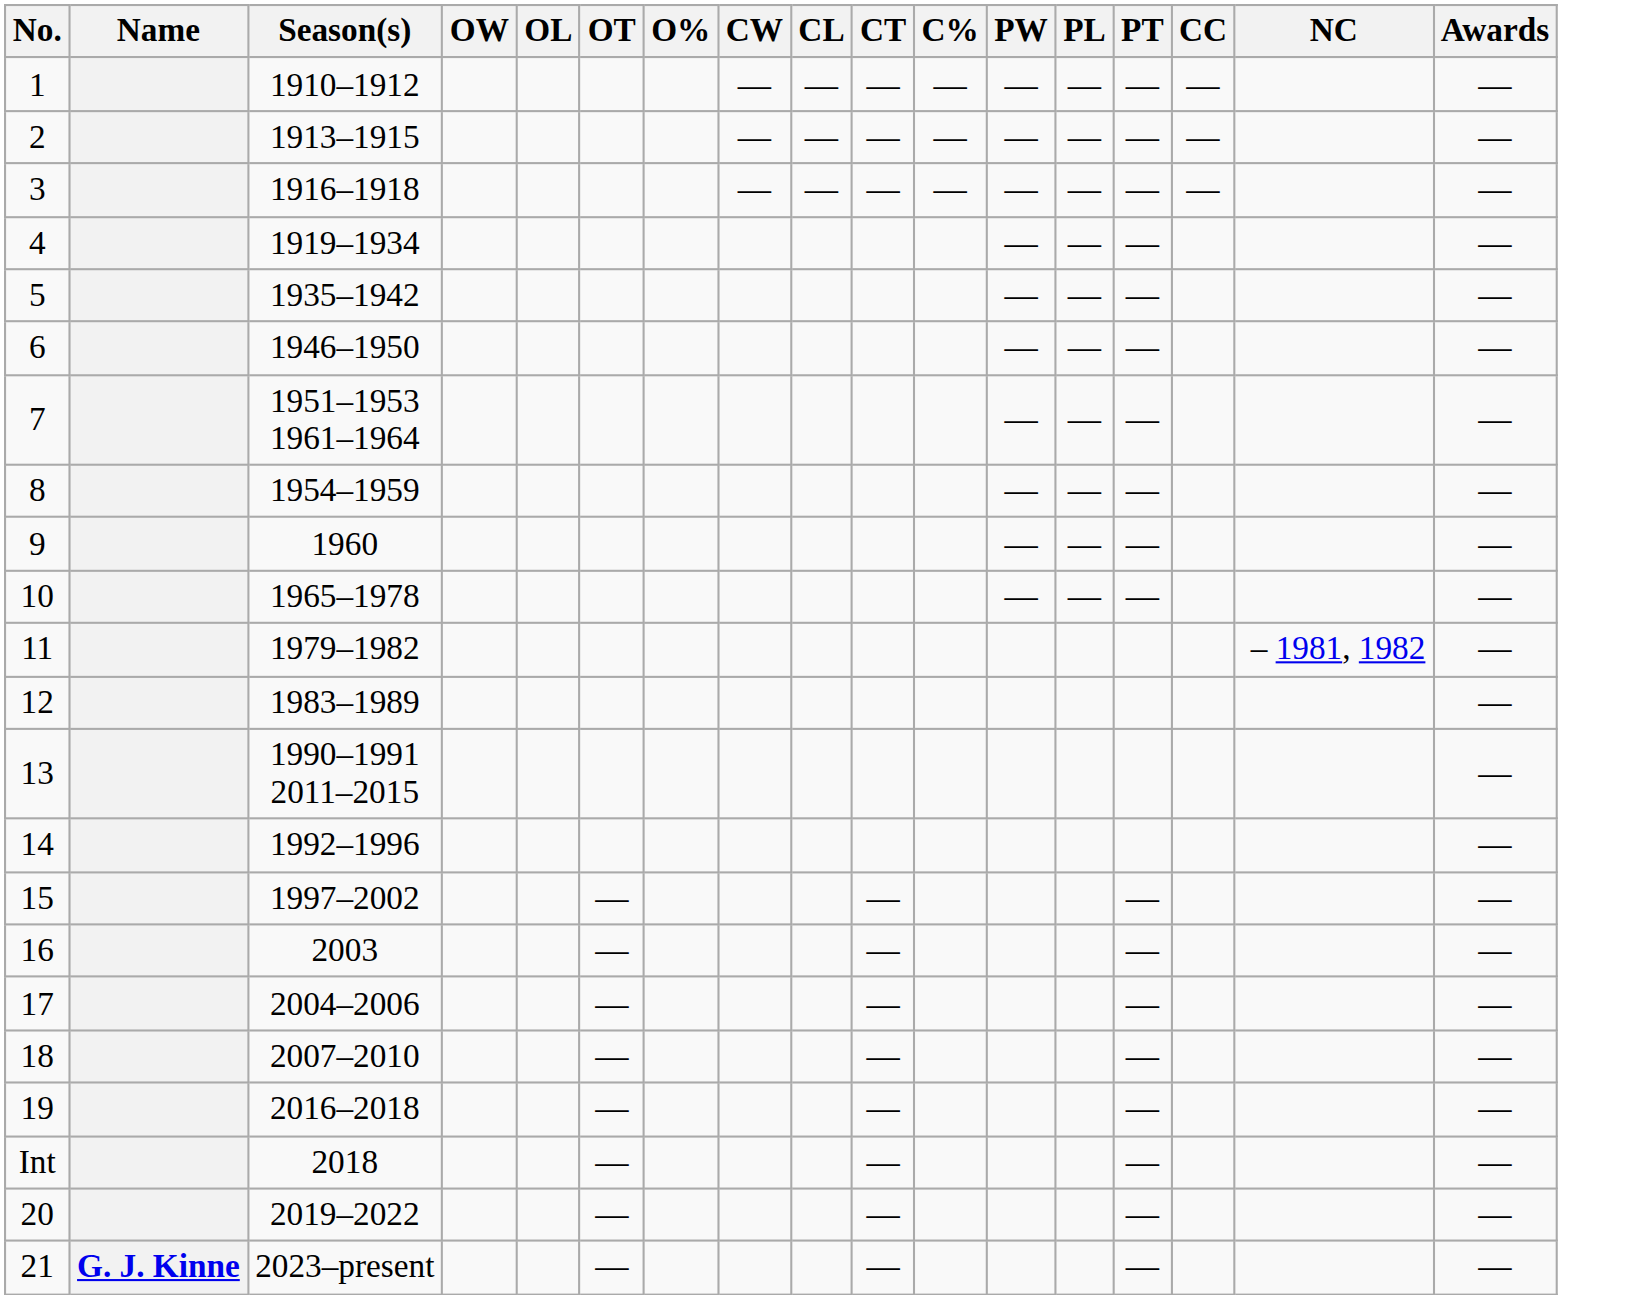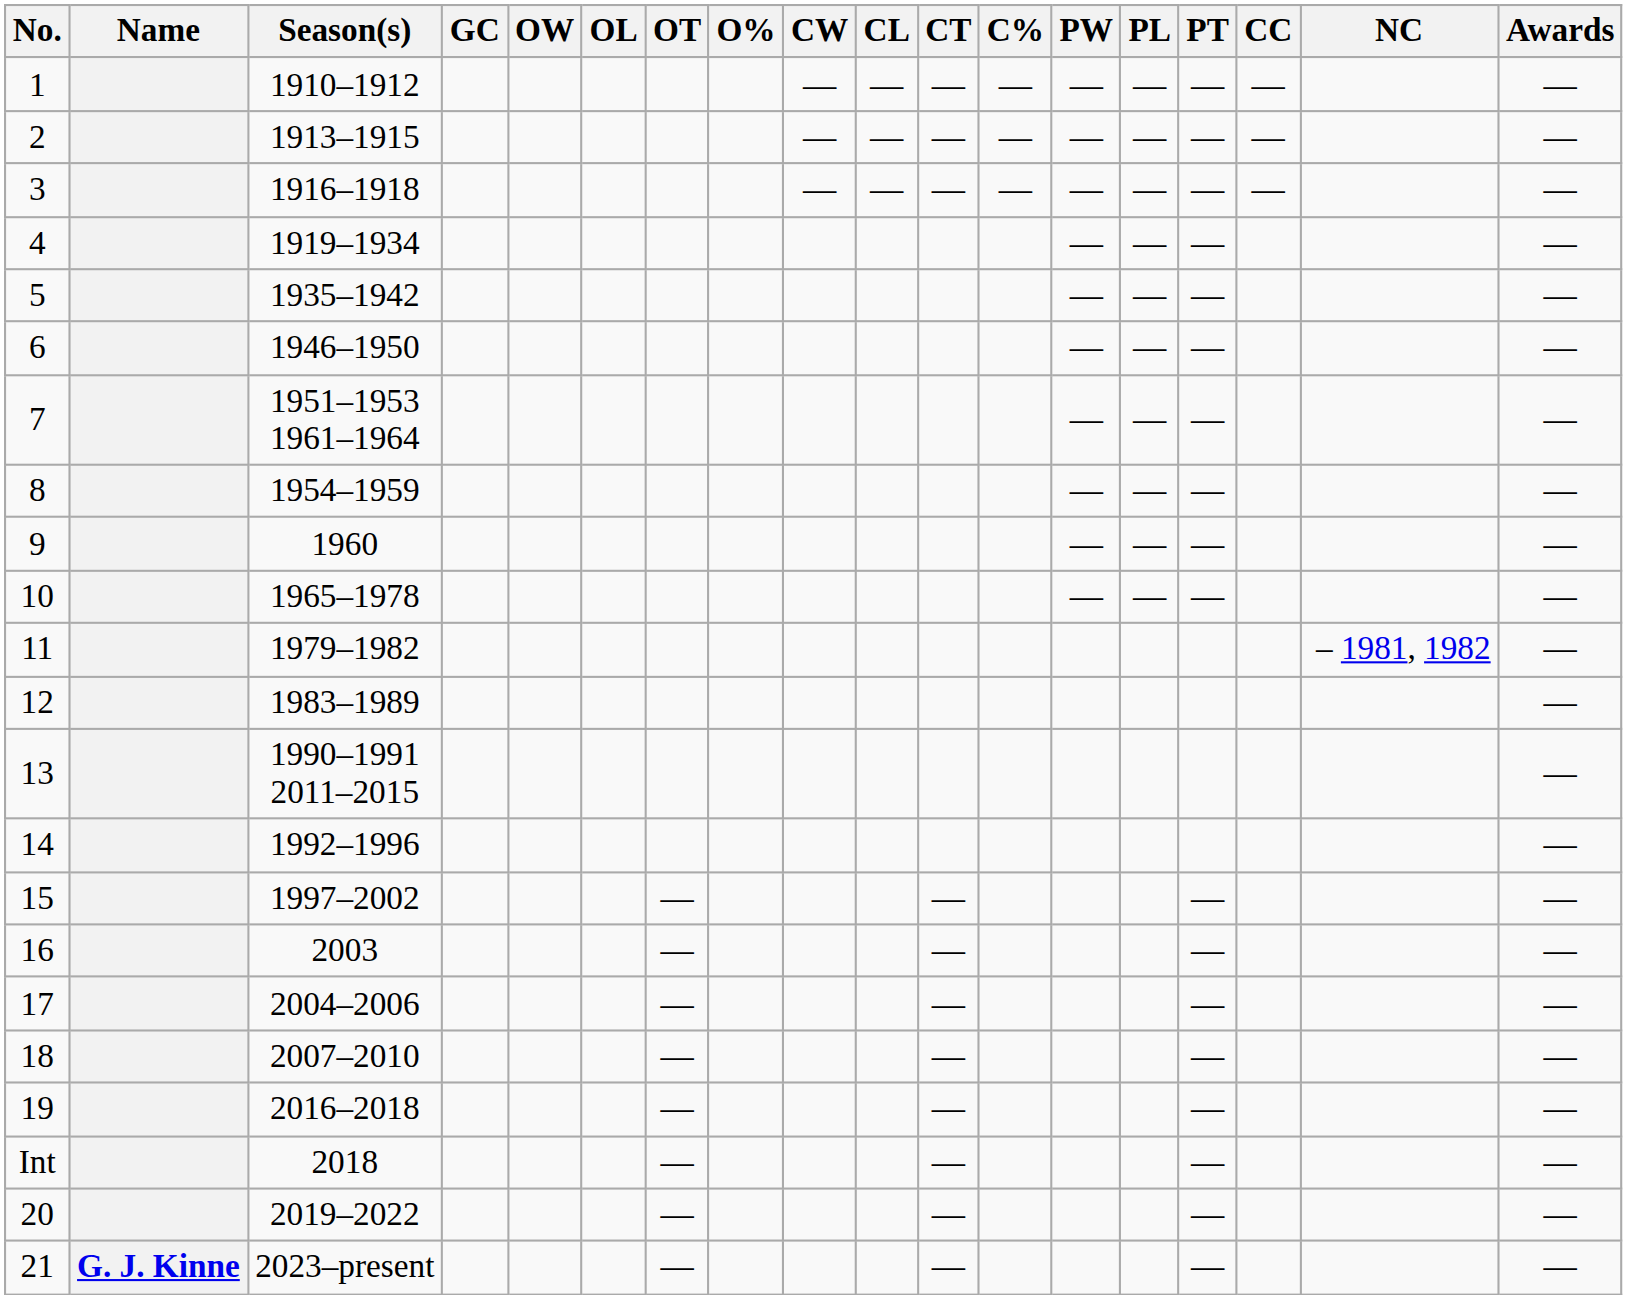+ column: (475, 30)
